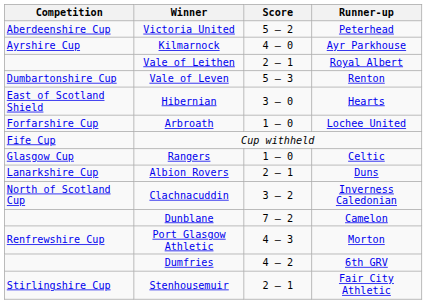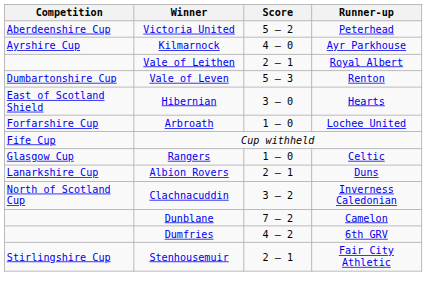- row: (189, 240)
